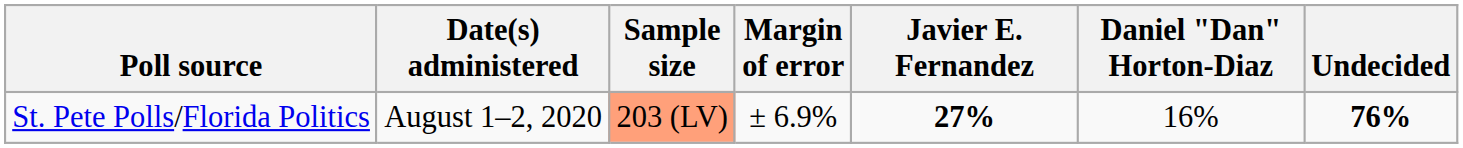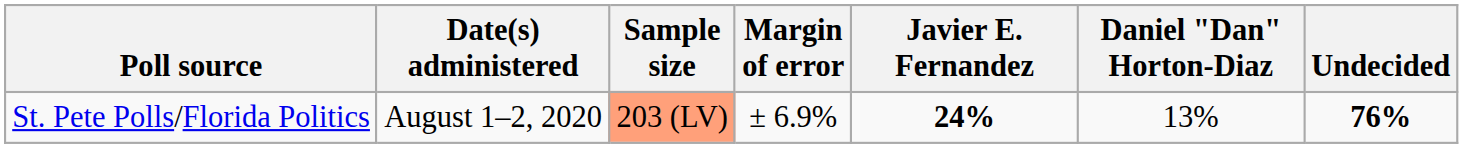(965, 116) 27% -> (965, 116) 24%
(1191, 116) 16% -> (1191, 116) 13%
